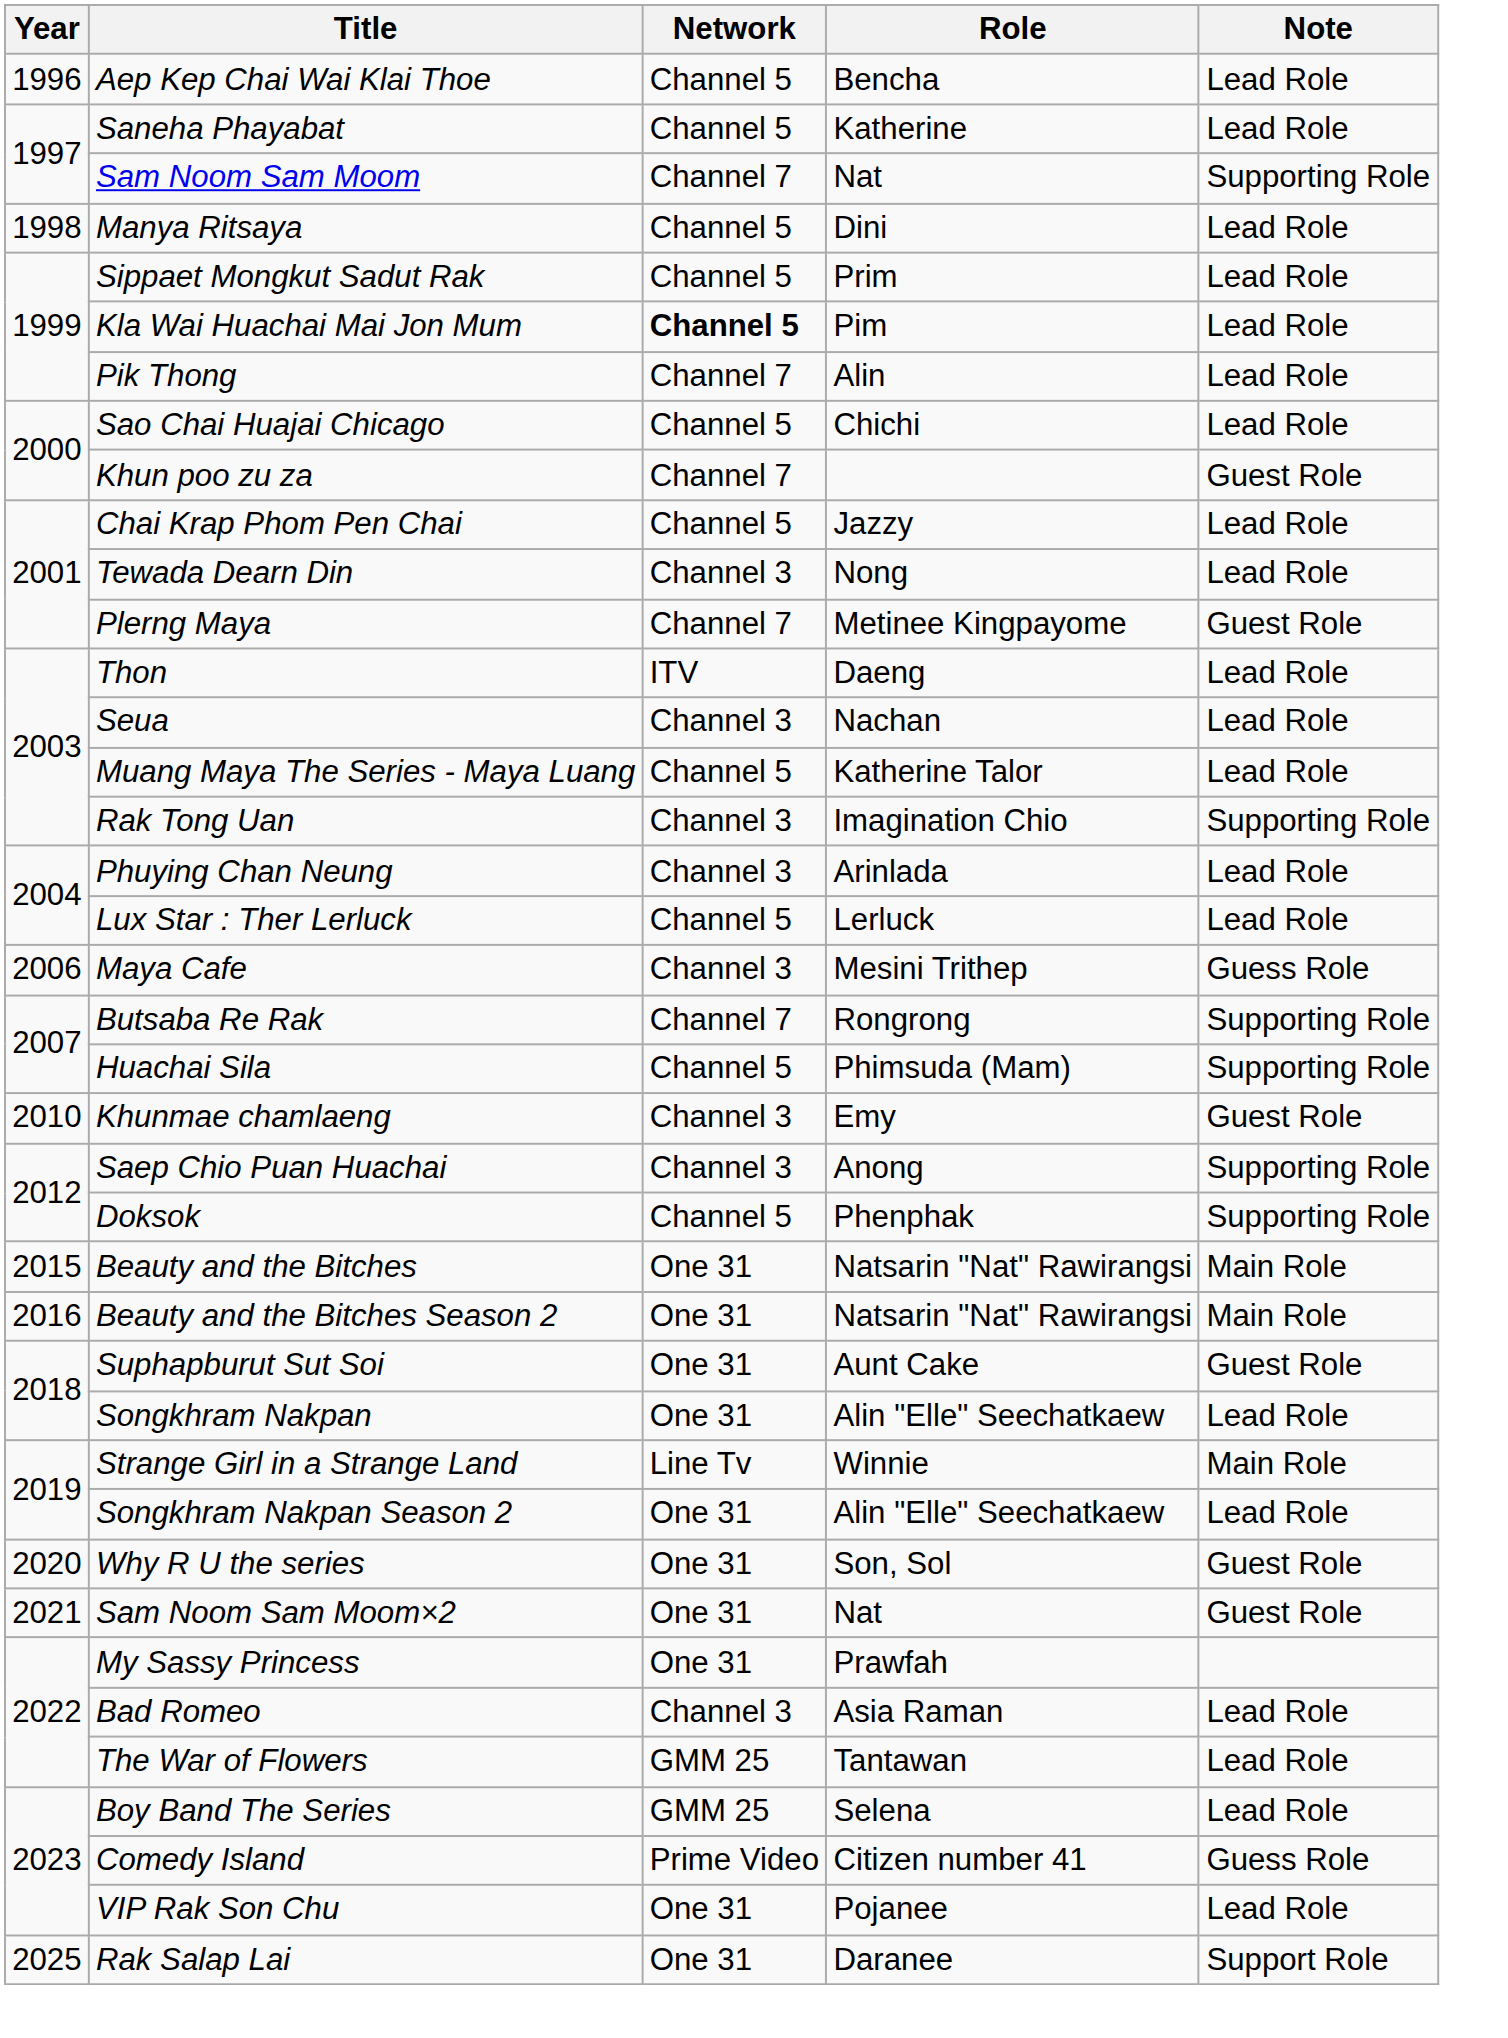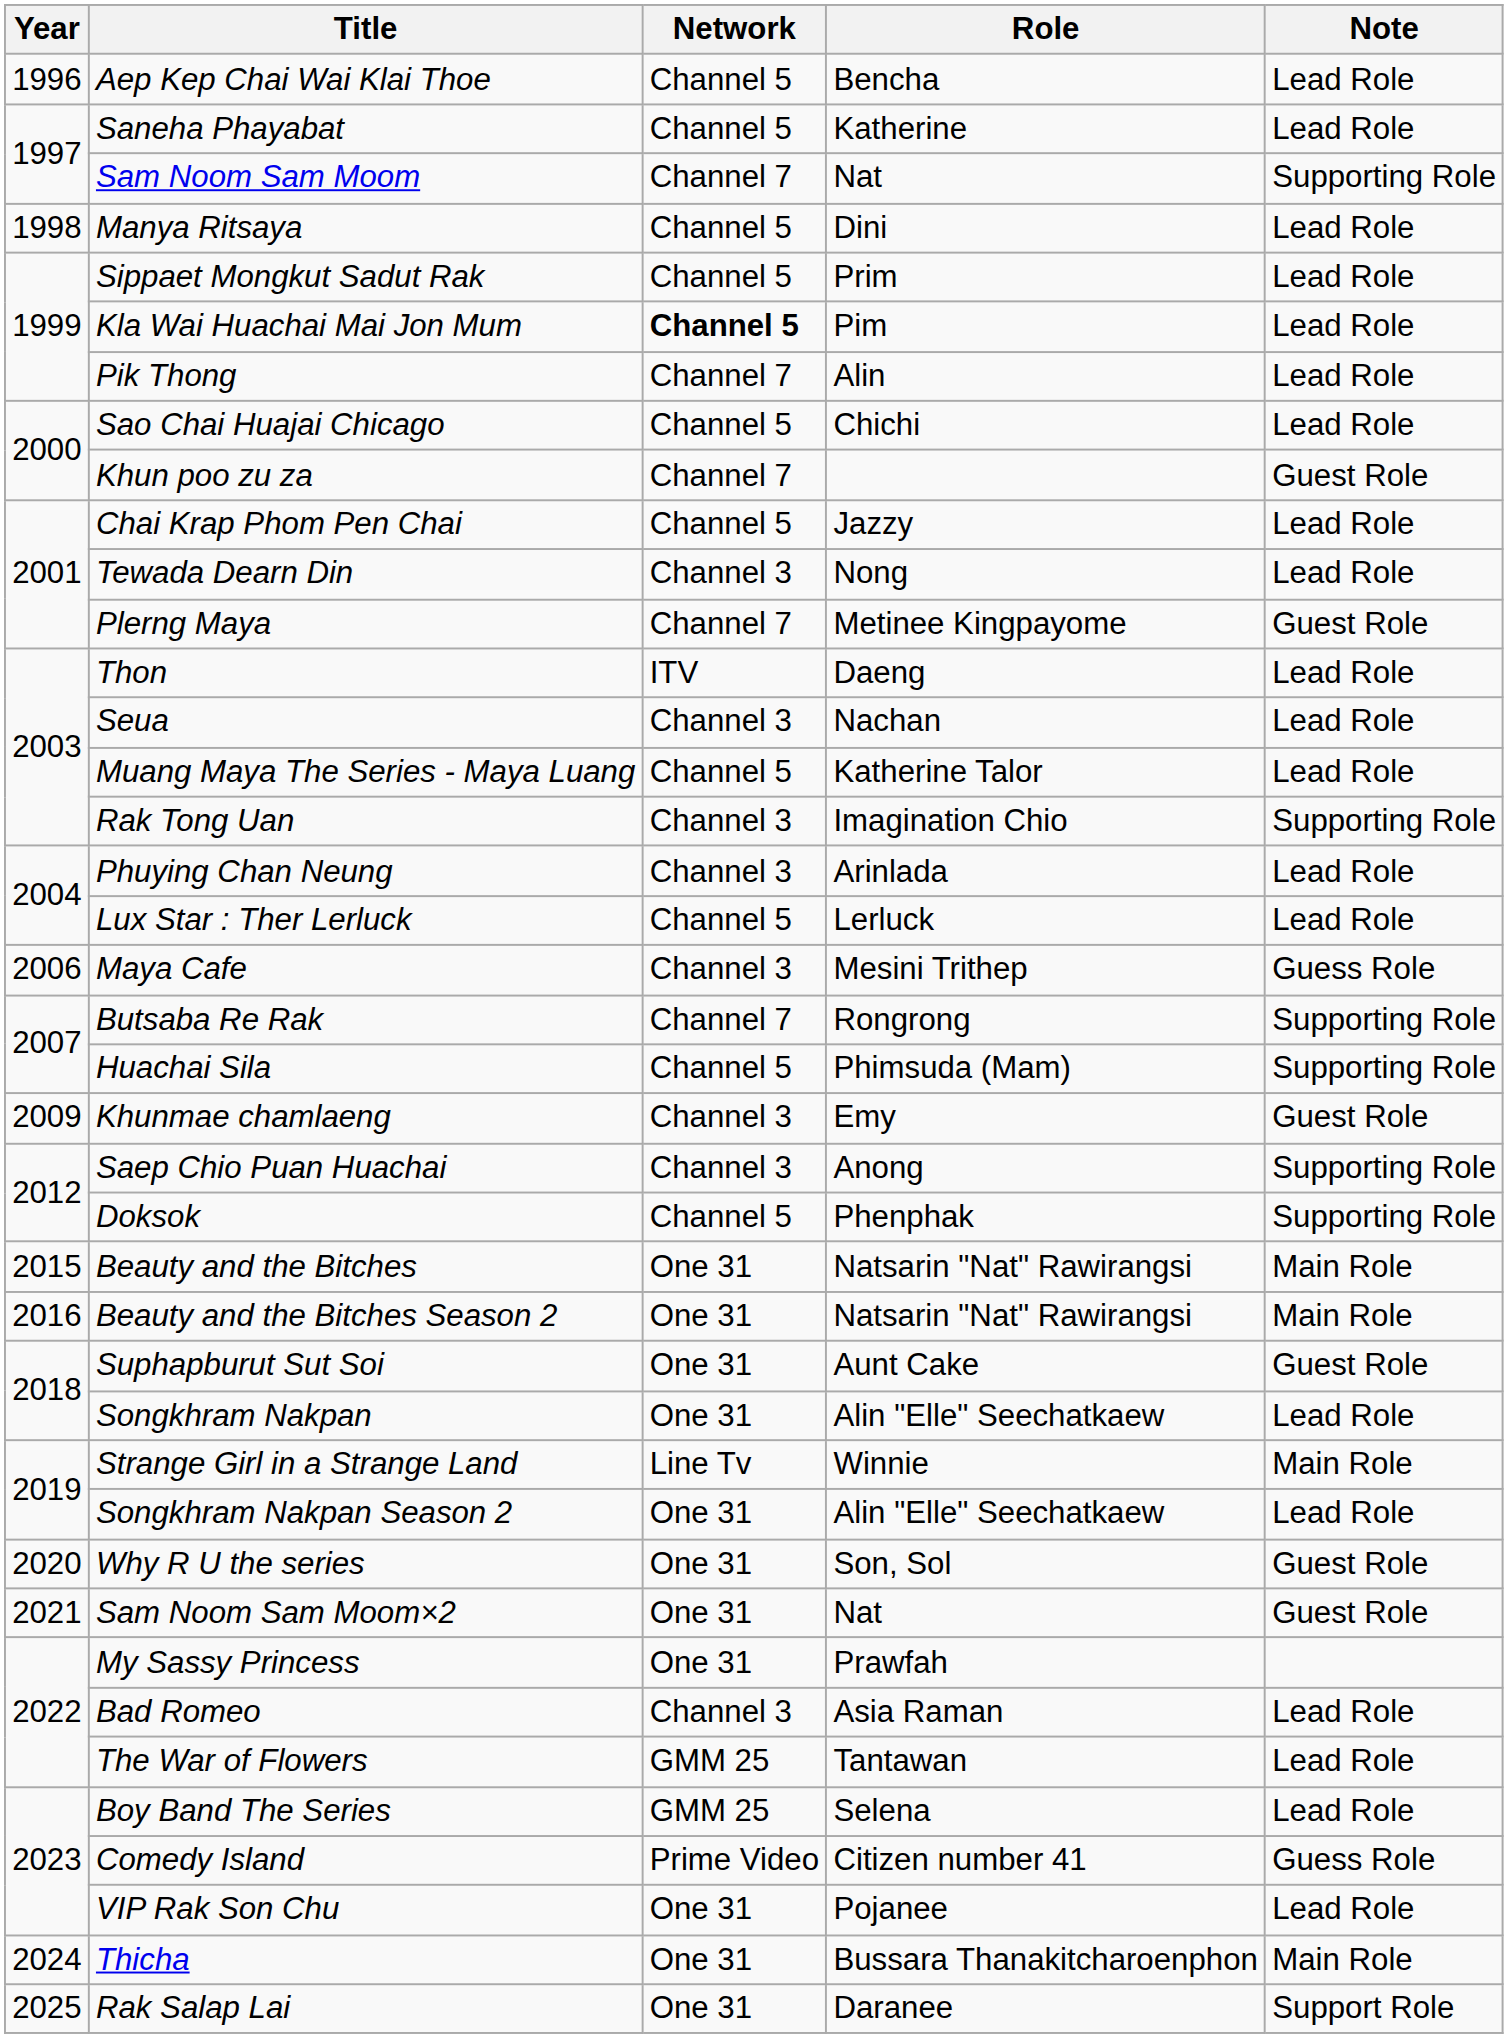(47, 1117) 2010 -> (47, 1117) 2009
+ row: (143, 1959)
